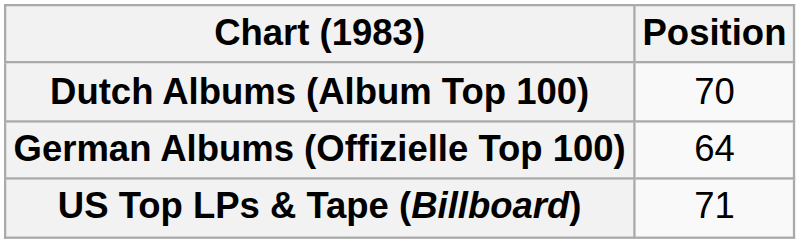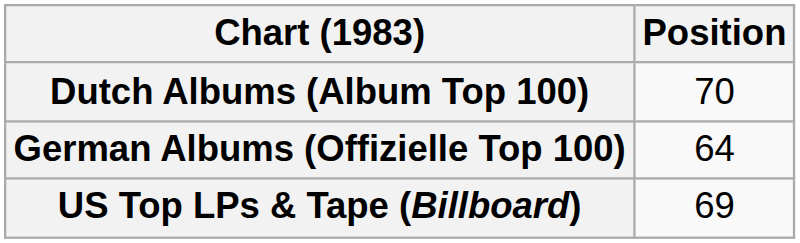(714, 206) 71 -> (714, 206) 69
